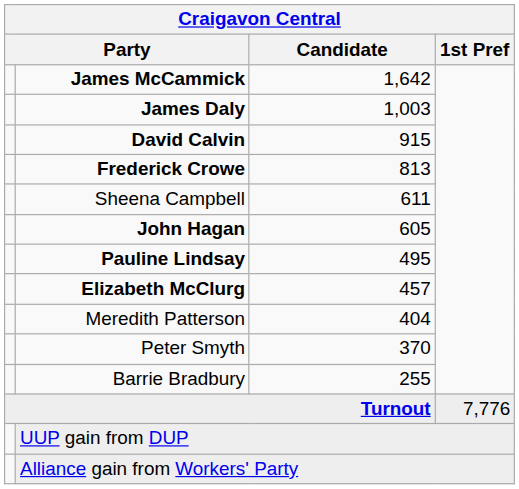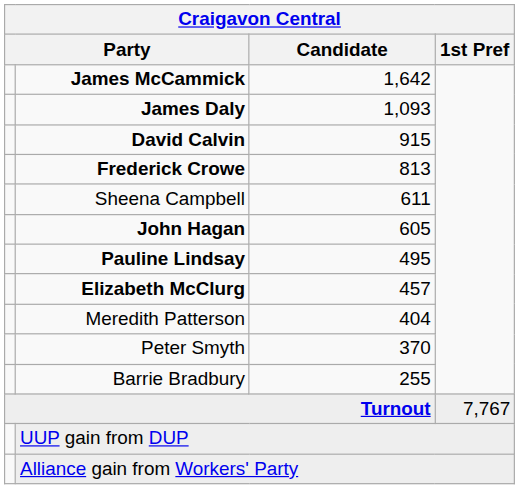(407, 109) 1,003 -> (407, 109) 1,093
(487, 408) 7,776 -> (487, 408) 7,767
